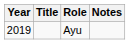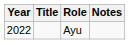(19, 30) 2019 -> (19, 30) 2022
